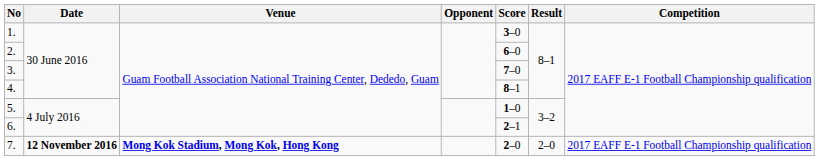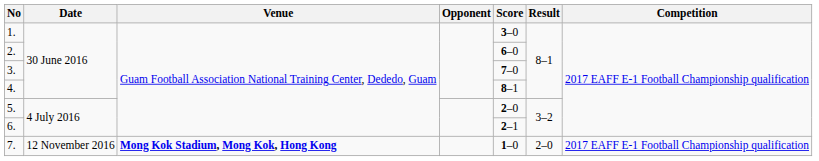(512, 107) 1–0 -> (510, 107) 2–0
(72, 145) bold -> (71, 145) normal
(512, 145) 2–0 -> (510, 145) 1–0
